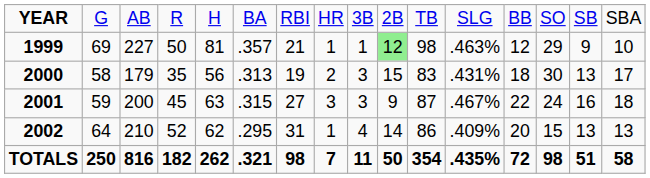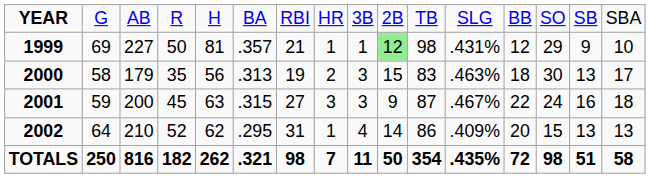(475, 46) .463% -> (475, 46) .431%
(475, 74) .431% -> (475, 74) .463%
